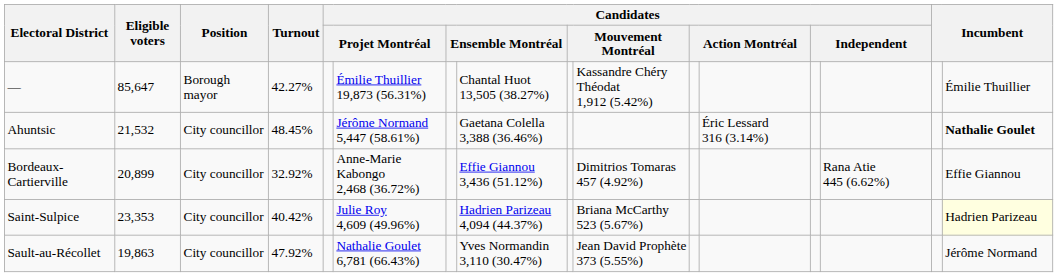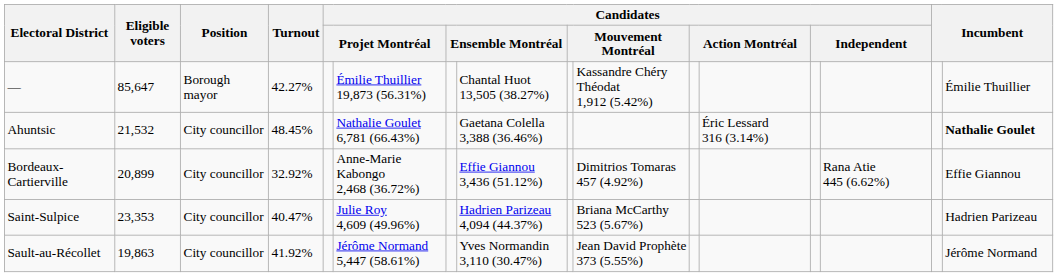(382, 130) Jérôme Normand 5,447 (58.61%) -> (379, 130) Nathalie Goulet 6,781 (66.43%)
(292, 217) 40.42% -> (292, 217) 40.47%
(991, 217) lightyellow background -> (991, 217) no background
(292, 253) 47.92% -> (292, 253) 41.92%
(379, 253) Nathalie Goulet 6,781 (66.43%) -> (382, 253) Jérôme Normand 5,447 (58.61%)
